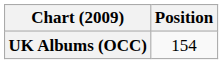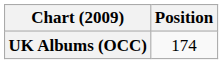(184, 44) 154 -> (184, 44) 174
